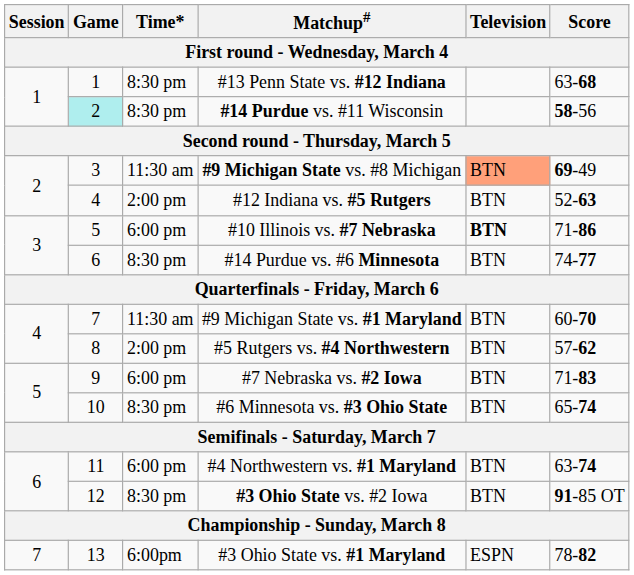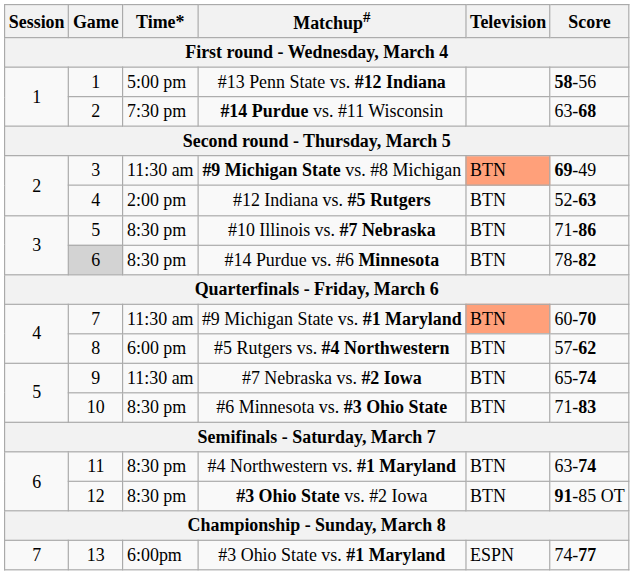(157, 82) 8:30 pm -> (157, 82) 5:00 pm
(575, 82) 63-68 -> (575, 82) 58-56
(96, 111) paleturquoise background -> (96, 111) no background
(157, 111) 8:30 pm -> (157, 111) 7:30 pm
(575, 111) 58-56 -> (575, 111) 63-68
(157, 230) 6:00 pm -> (157, 230) 8:30 pm
(489, 230) bold -> (488, 230) normal
(96, 259) no background -> (96, 259) lightgrey background
(575, 259) 74-77 -> (575, 259) 78-82
(488, 318) no background -> (488, 318) lightsalmon background
(157, 348) 2:00 pm -> (157, 348) 6:00 pm
(157, 377) 6:00 pm -> (160, 377) 11:30 am
(575, 377) 71-83 -> (575, 377) 65-74
(575, 407) 65-74 -> (575, 407) 71-83
(157, 466) 6:00 pm -> (157, 466) 8:30 pm
(575, 555) 78-82 -> (575, 555) 74-77
